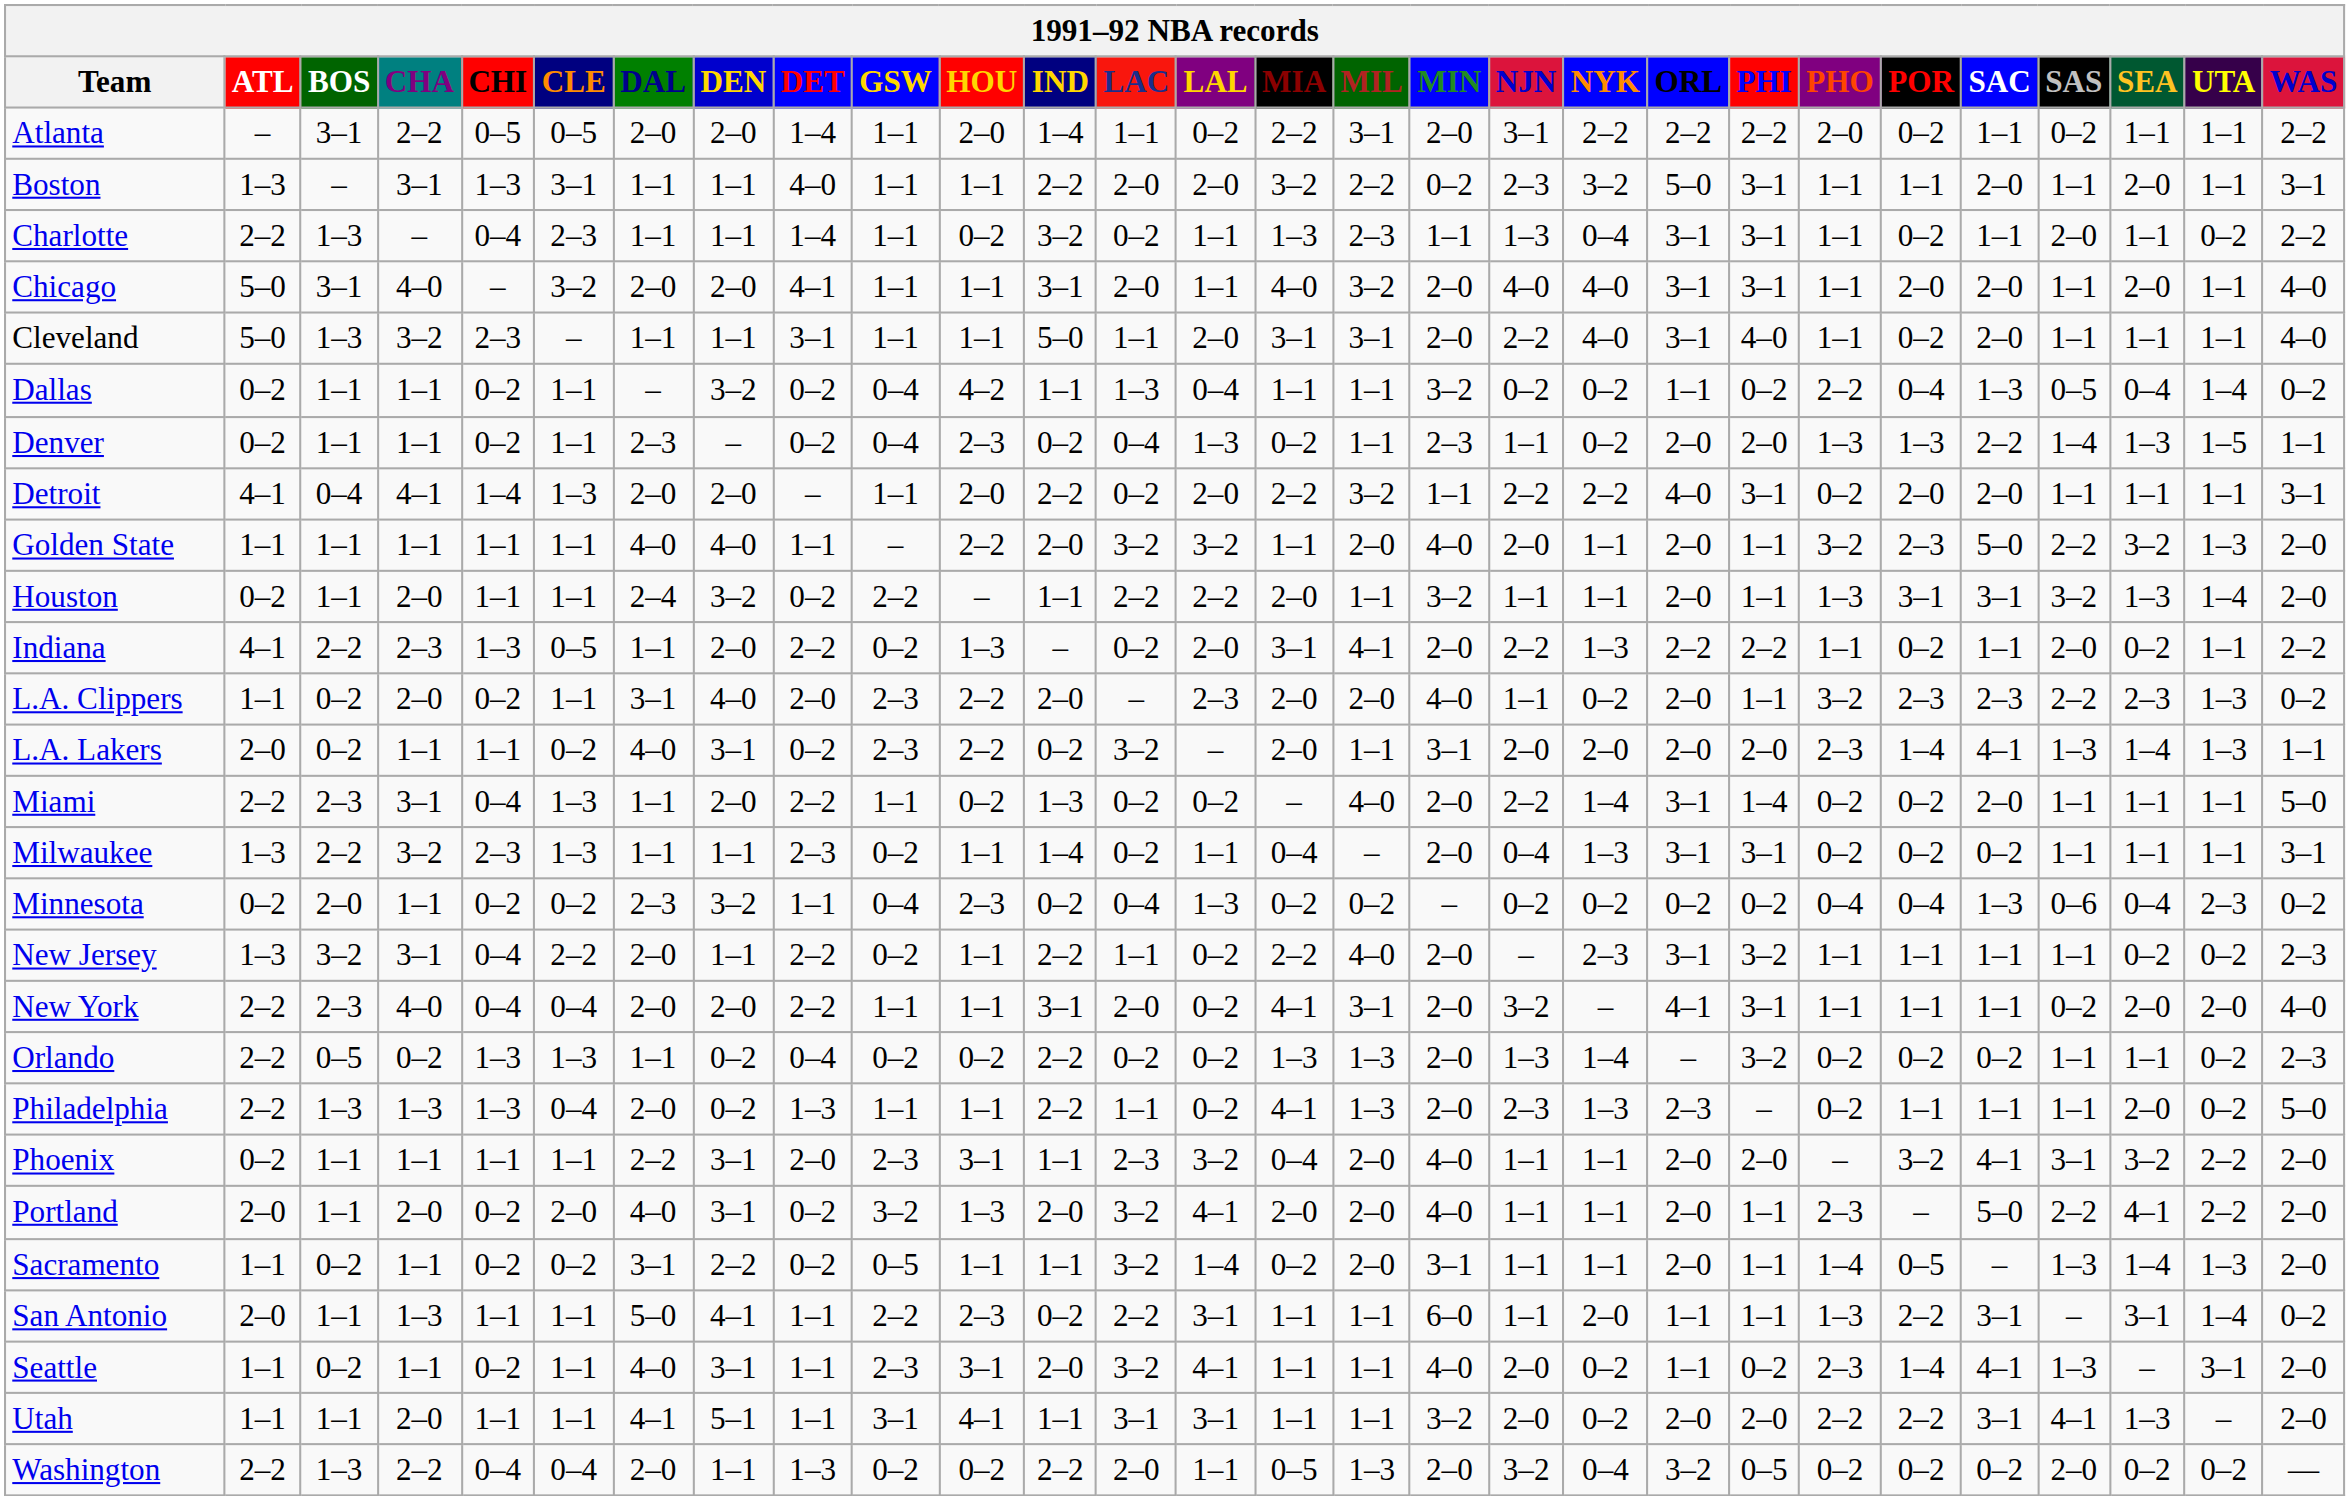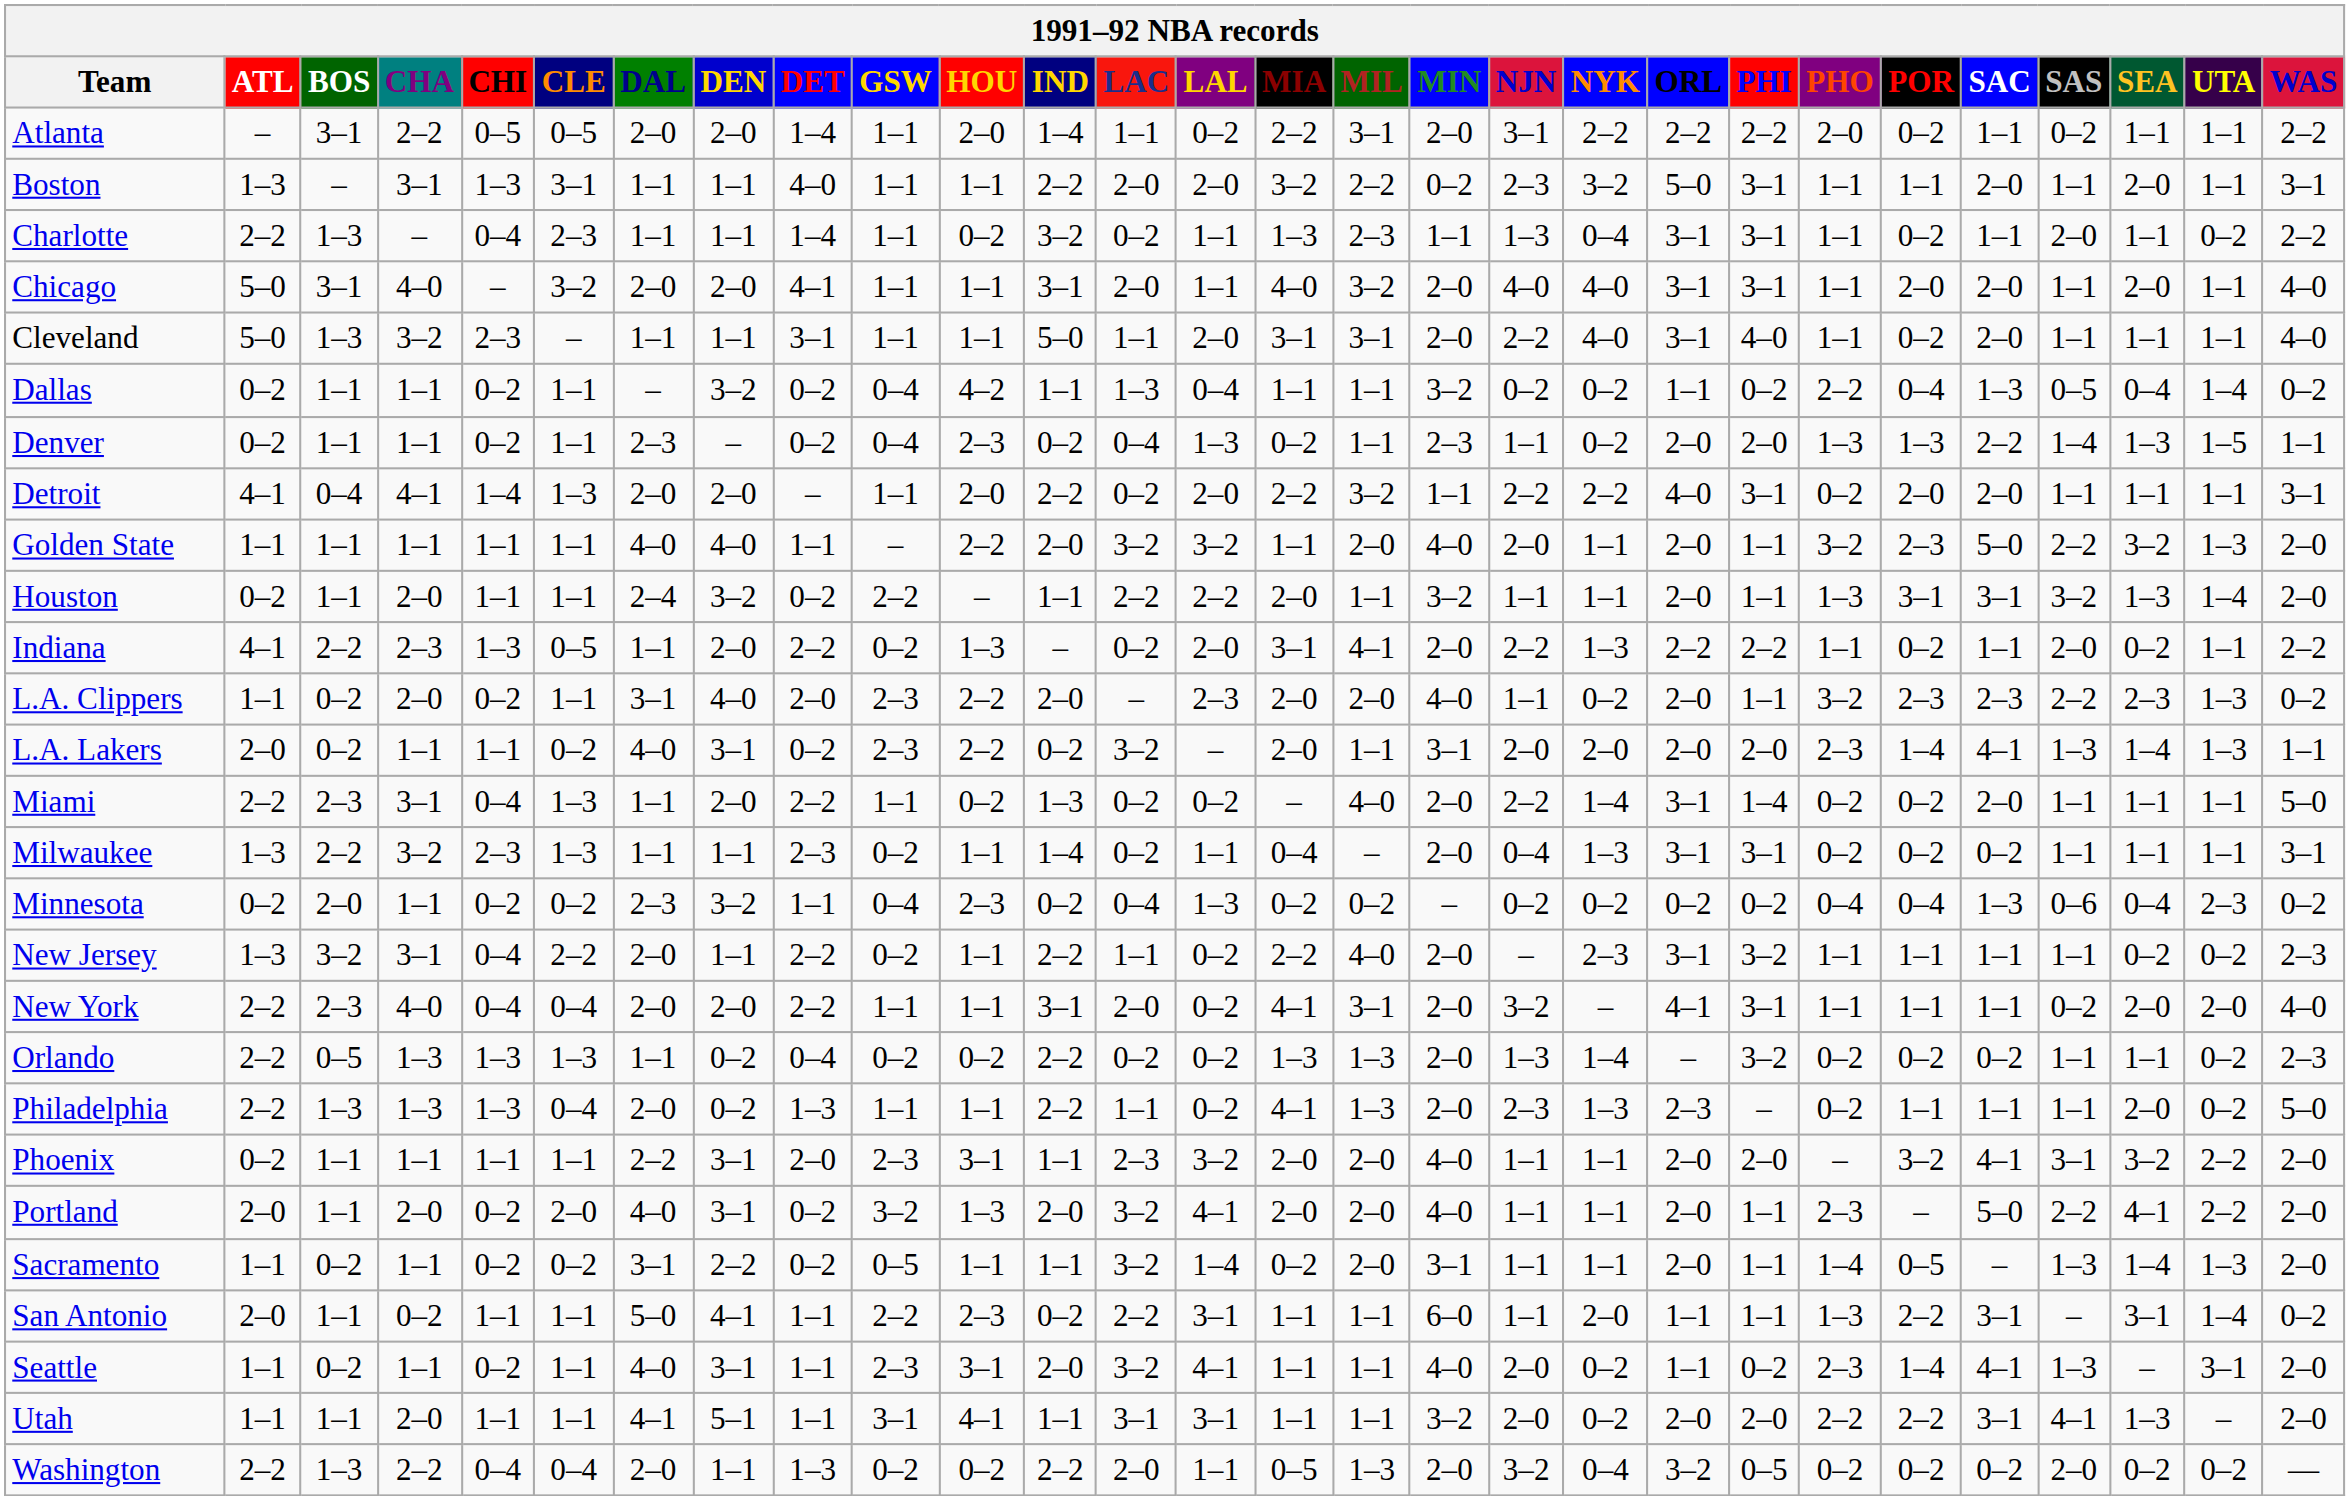(419, 1057) 0–2 -> (419, 1057) 1–3
(1294, 1160) 0–4 -> (1294, 1160) 2–0
(419, 1314) 1–3 -> (419, 1314) 0–2
